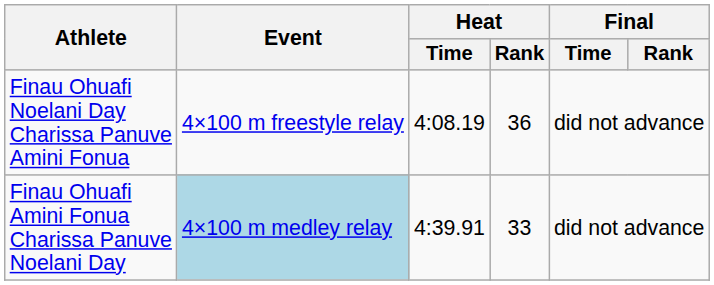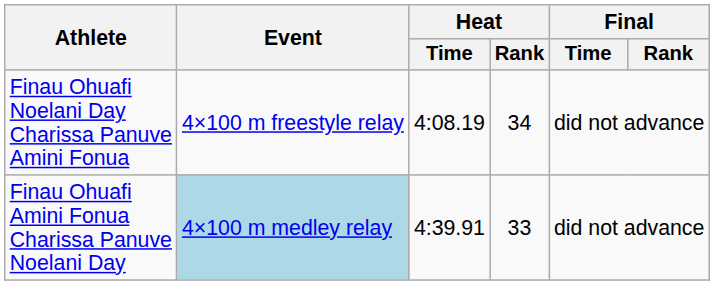(519, 123) 36 -> (519, 123) 34
